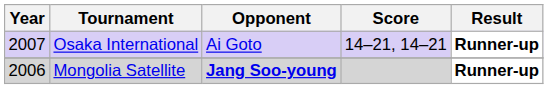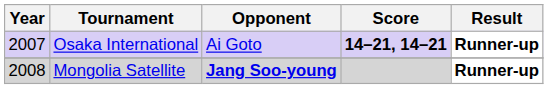(396, 45) normal -> (396, 45) bold
(27, 71) 2006 -> (27, 71) 2008
